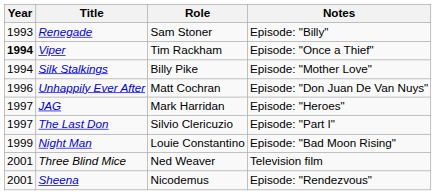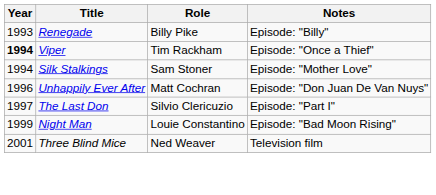(181, 32) Sam Stoner -> (174, 32) Billy Pike
(174, 69) Billy Pike -> (181, 69) Sam Stoner
- row: (50, 106)
- row: (59, 180)
